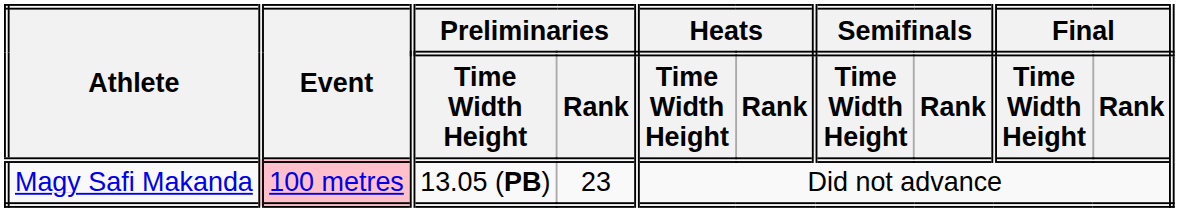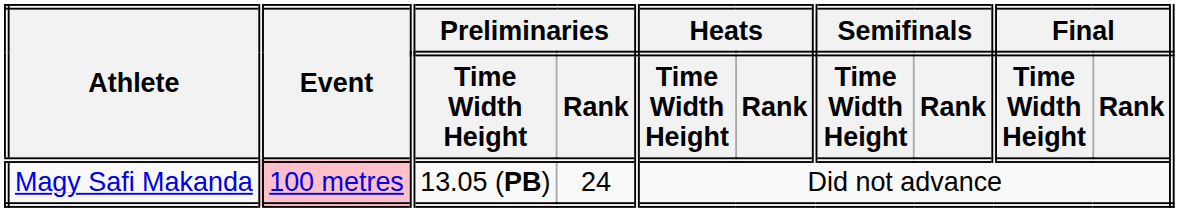(596, 183) 23 -> (596, 183) 24
